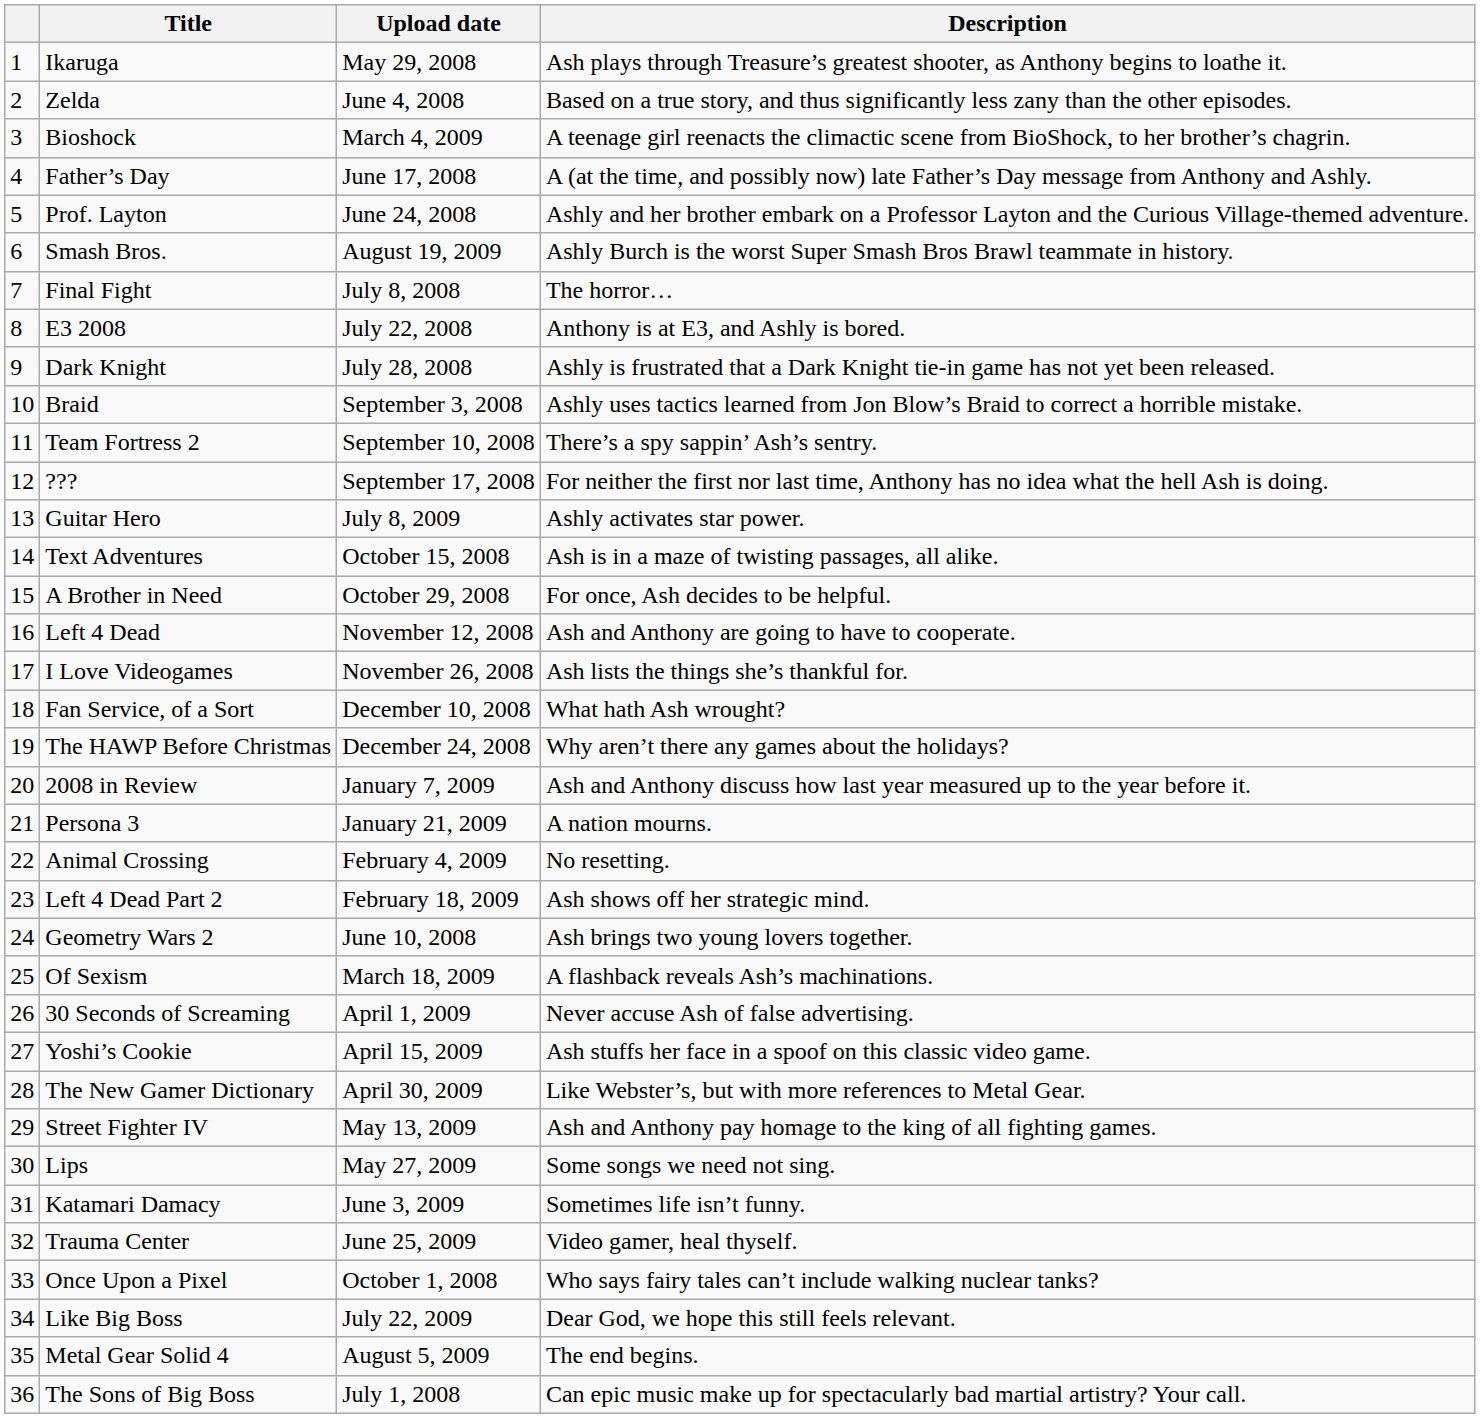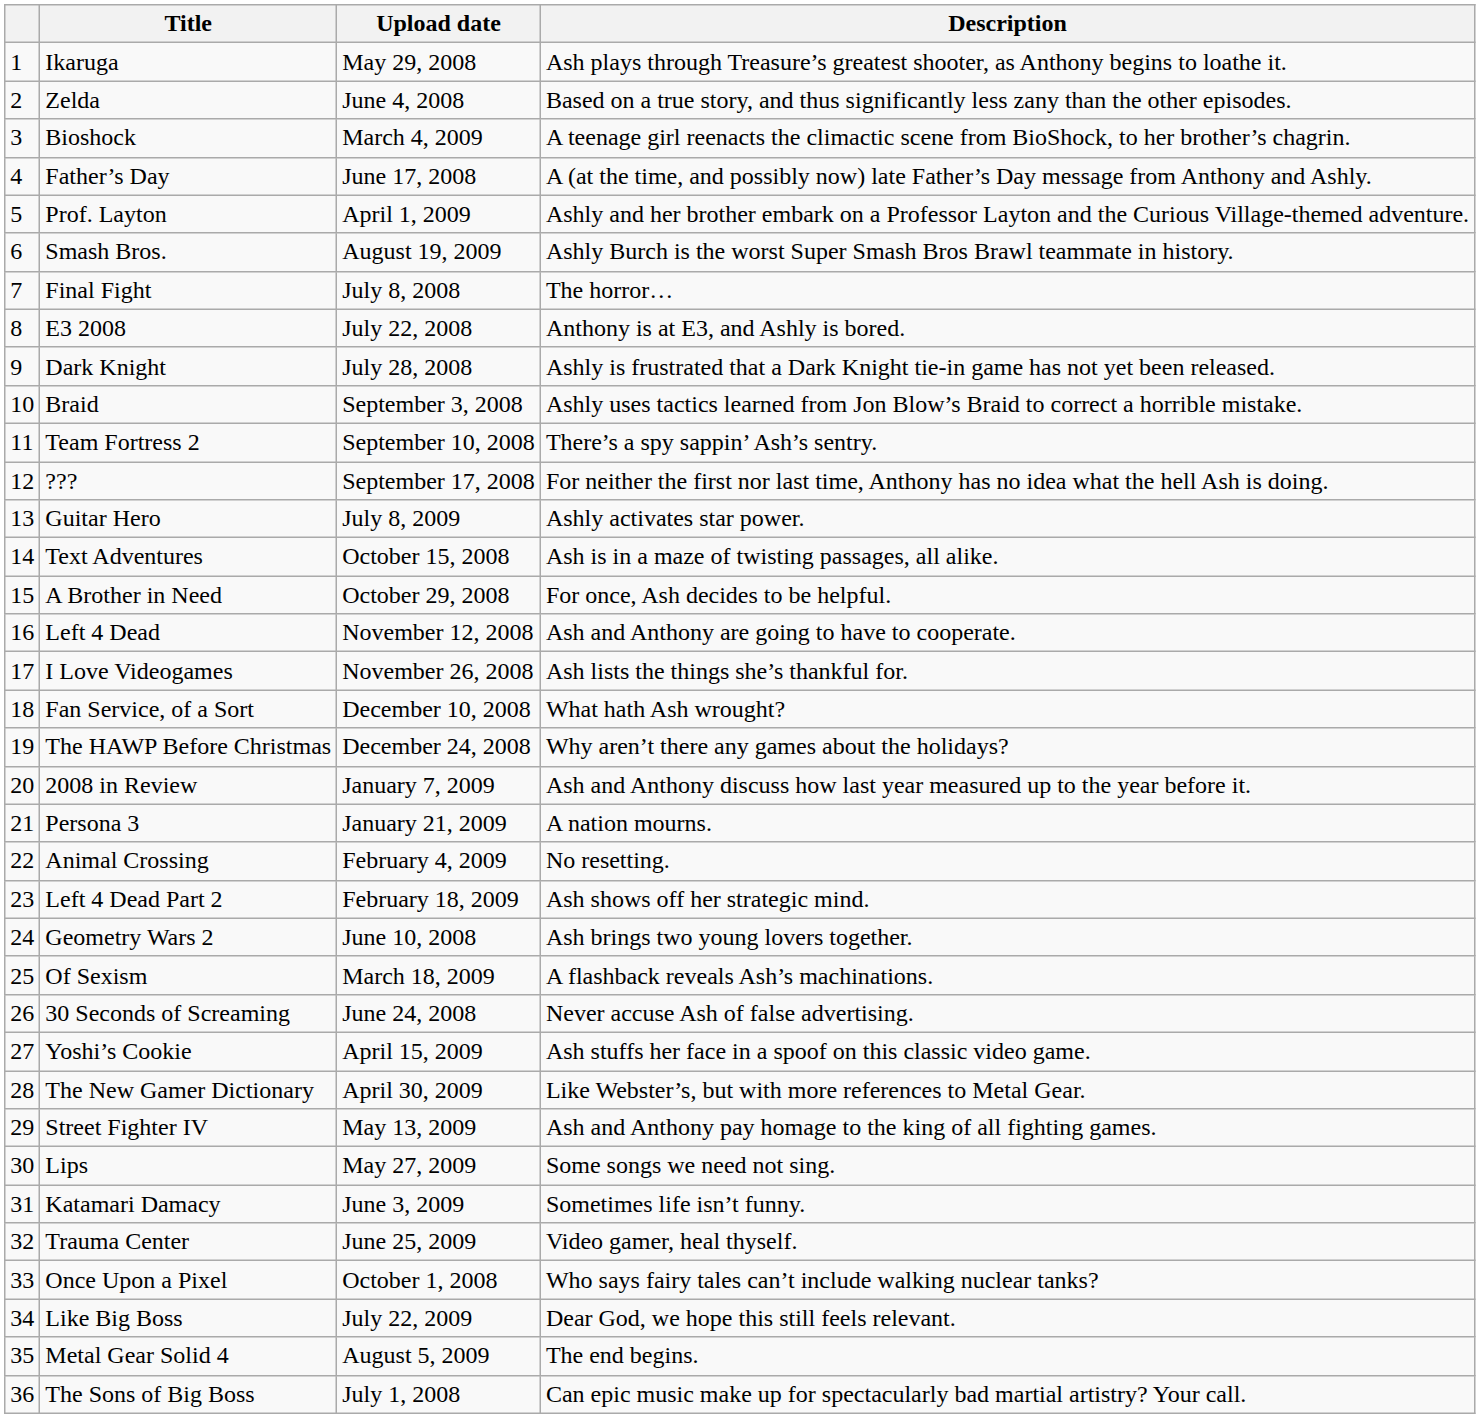(409, 213) June 24, 2008 -> (407, 213) April 1, 2009
(407, 1013) April 1, 2009 -> (409, 1013) June 24, 2008
